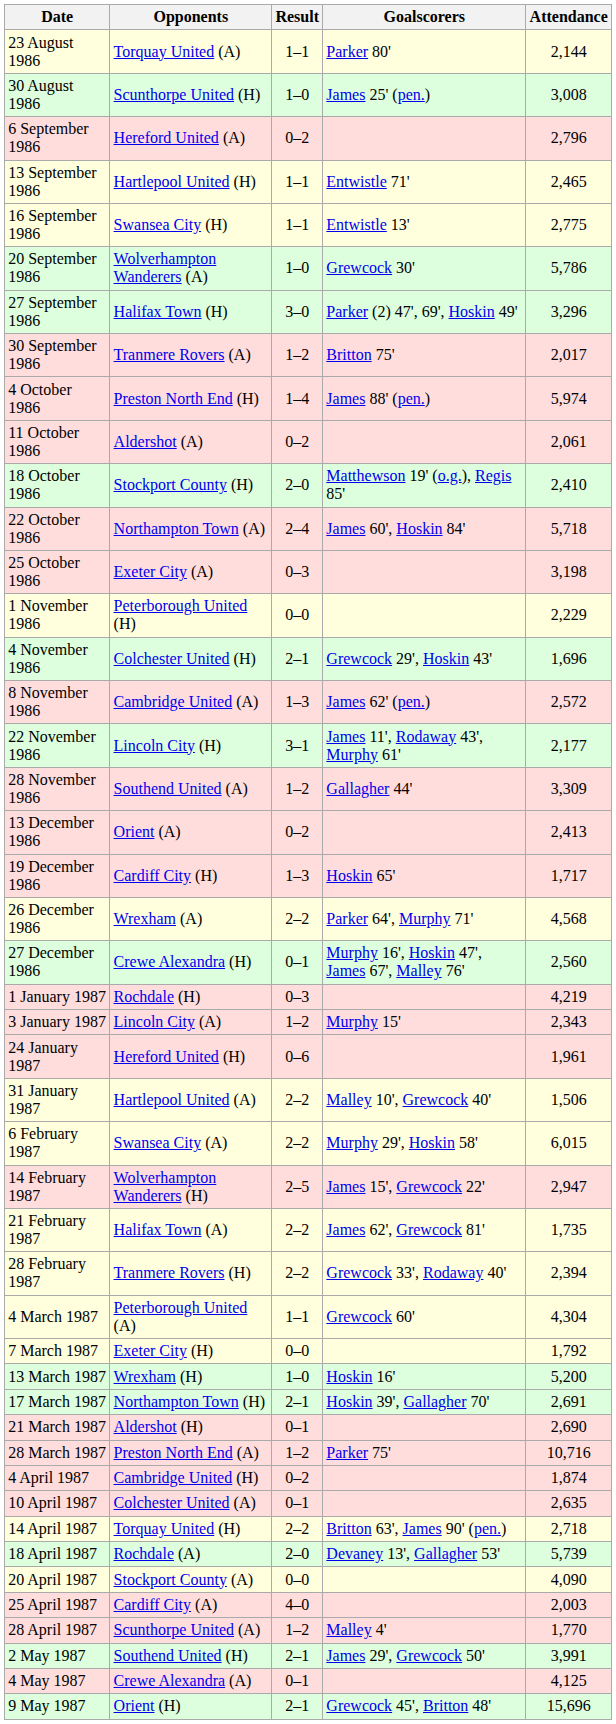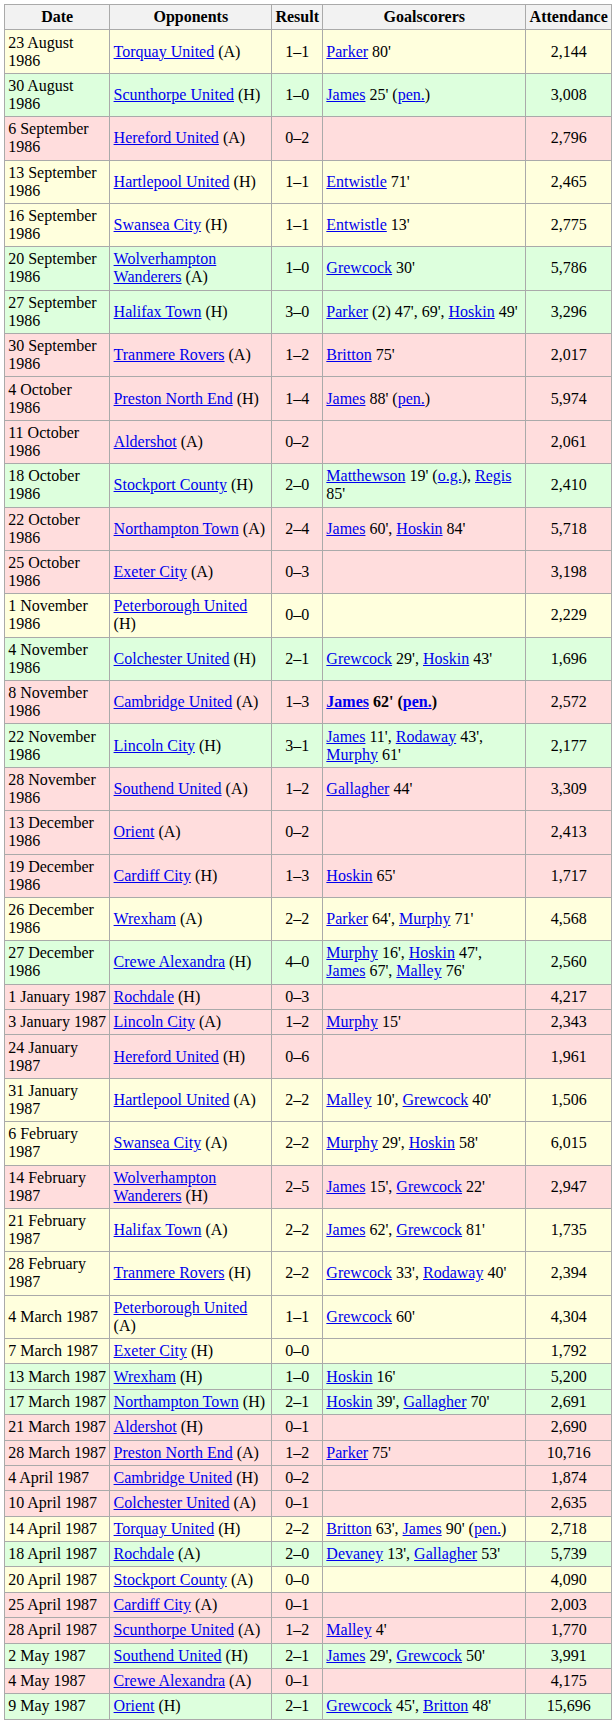(378, 702) normal -> (382, 702) bold
(297, 962) 0–1 -> (297, 962) 4–0
(569, 996) 4,219 -> (569, 996) 4,217
(297, 1604) 4–0 -> (297, 1604) 0–1
(569, 1681) 4,125 -> (569, 1681) 4,175
